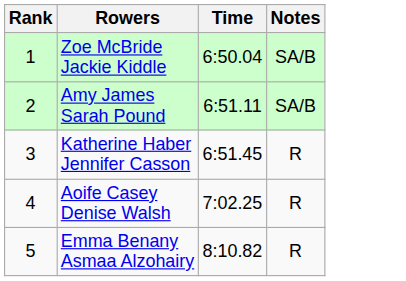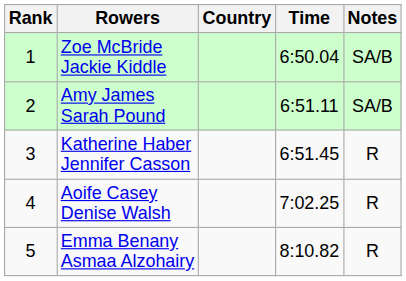+ column: (237, 18)
